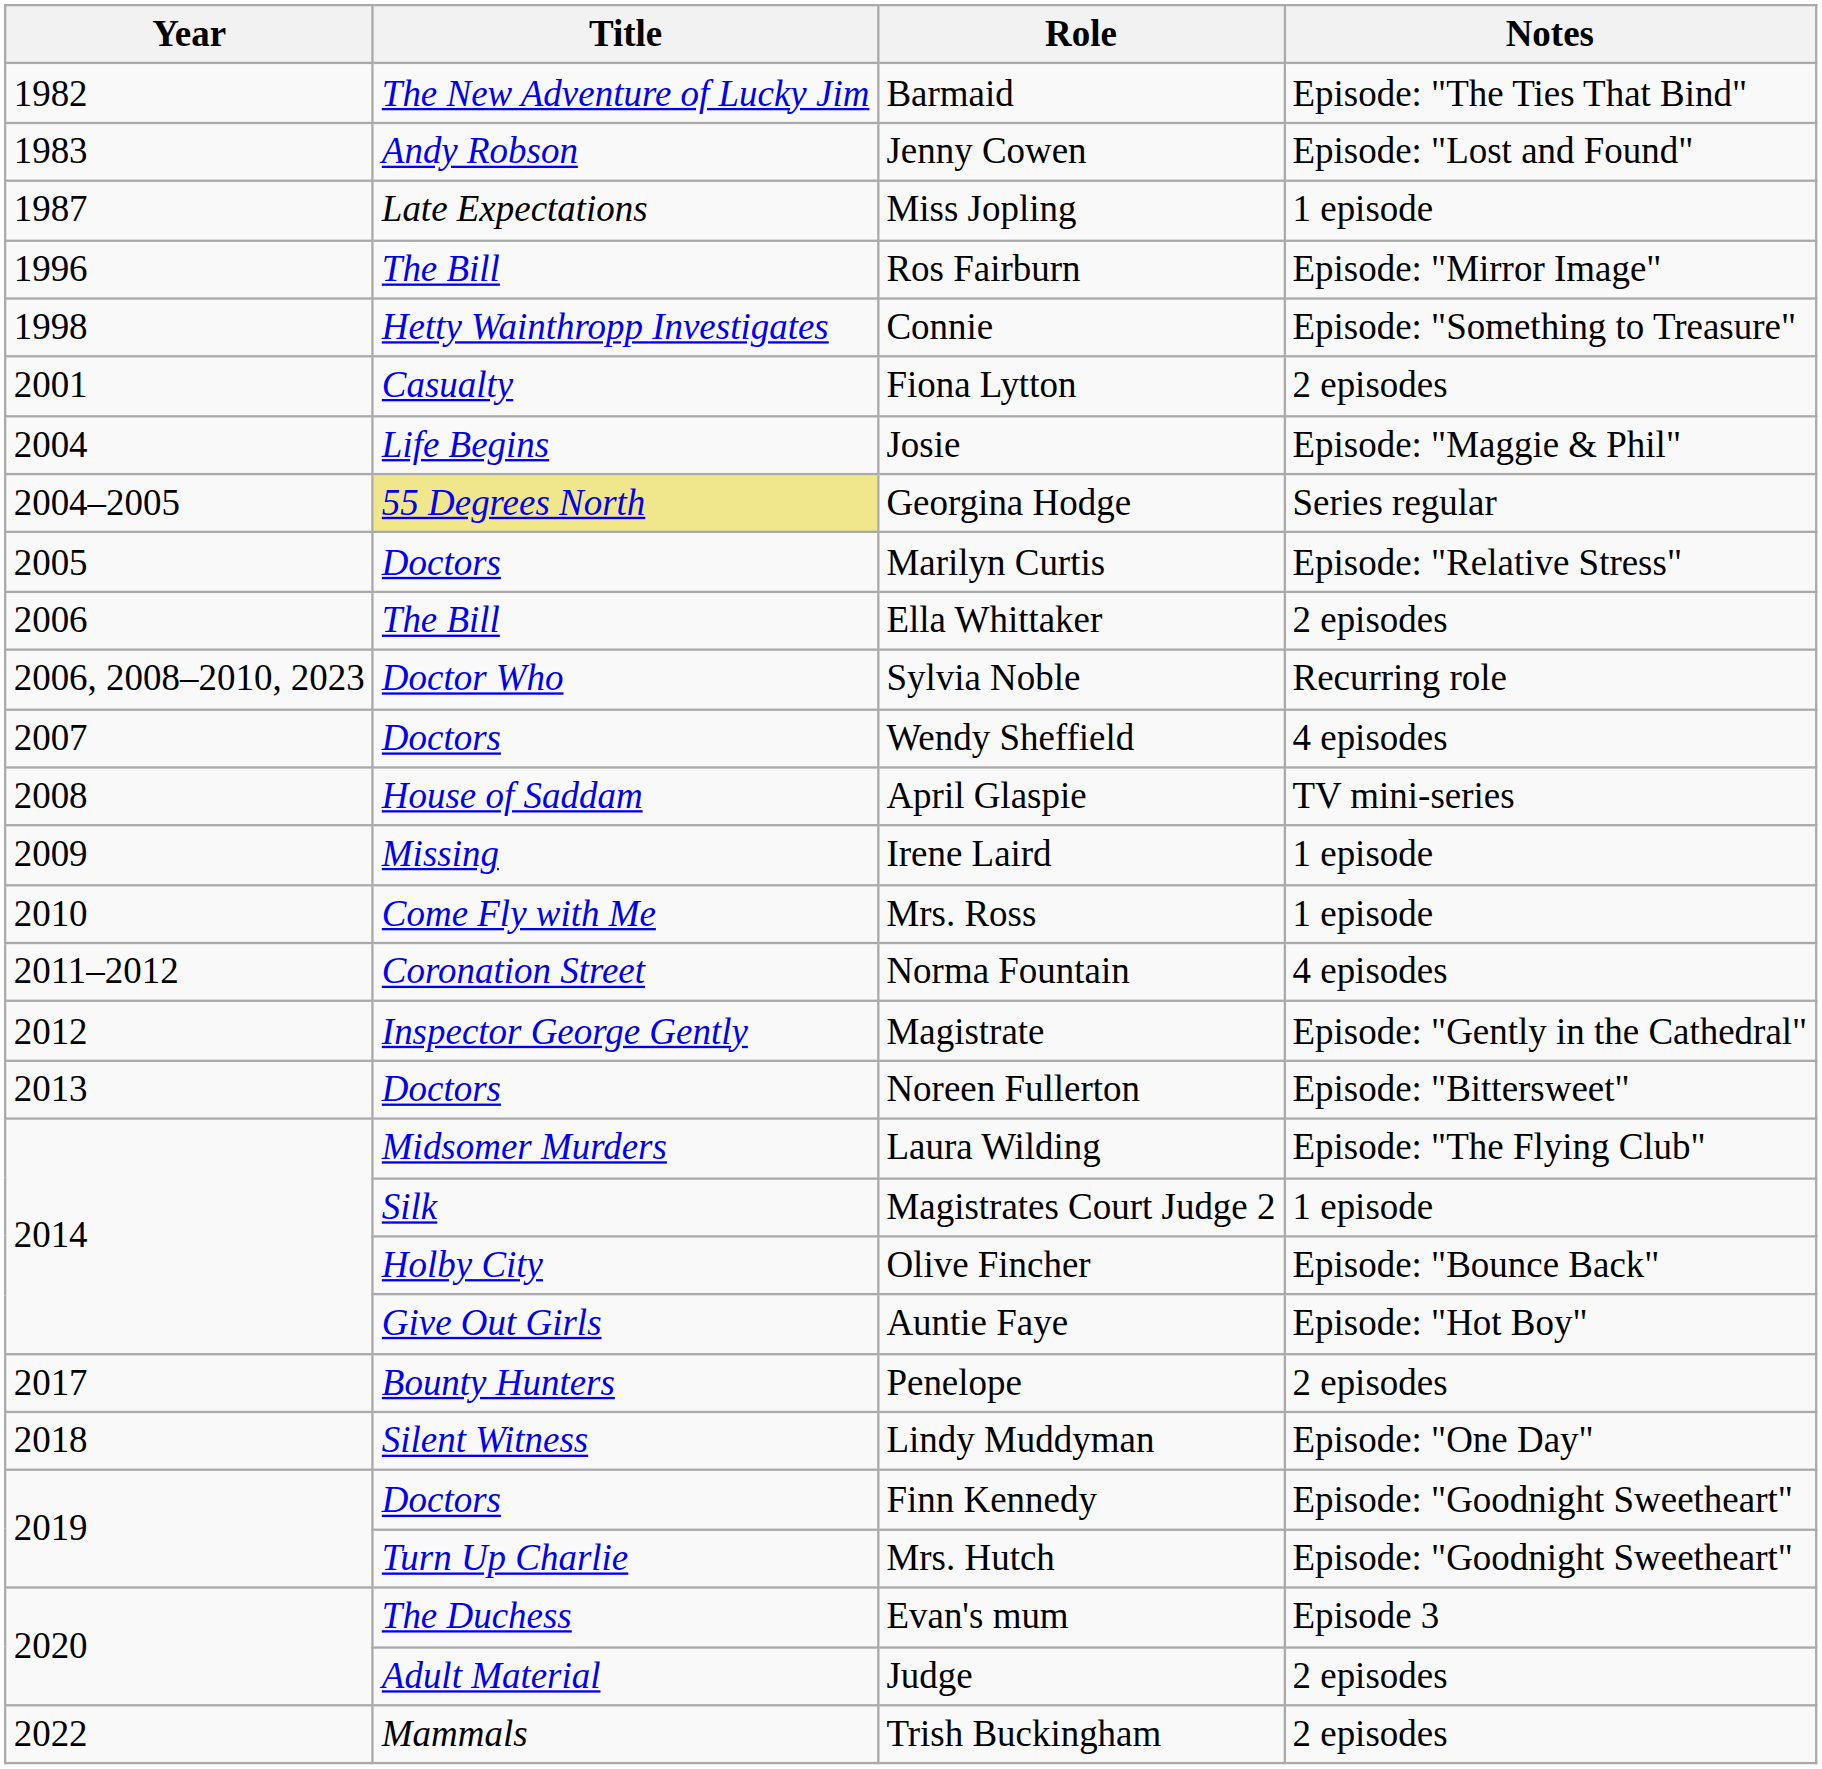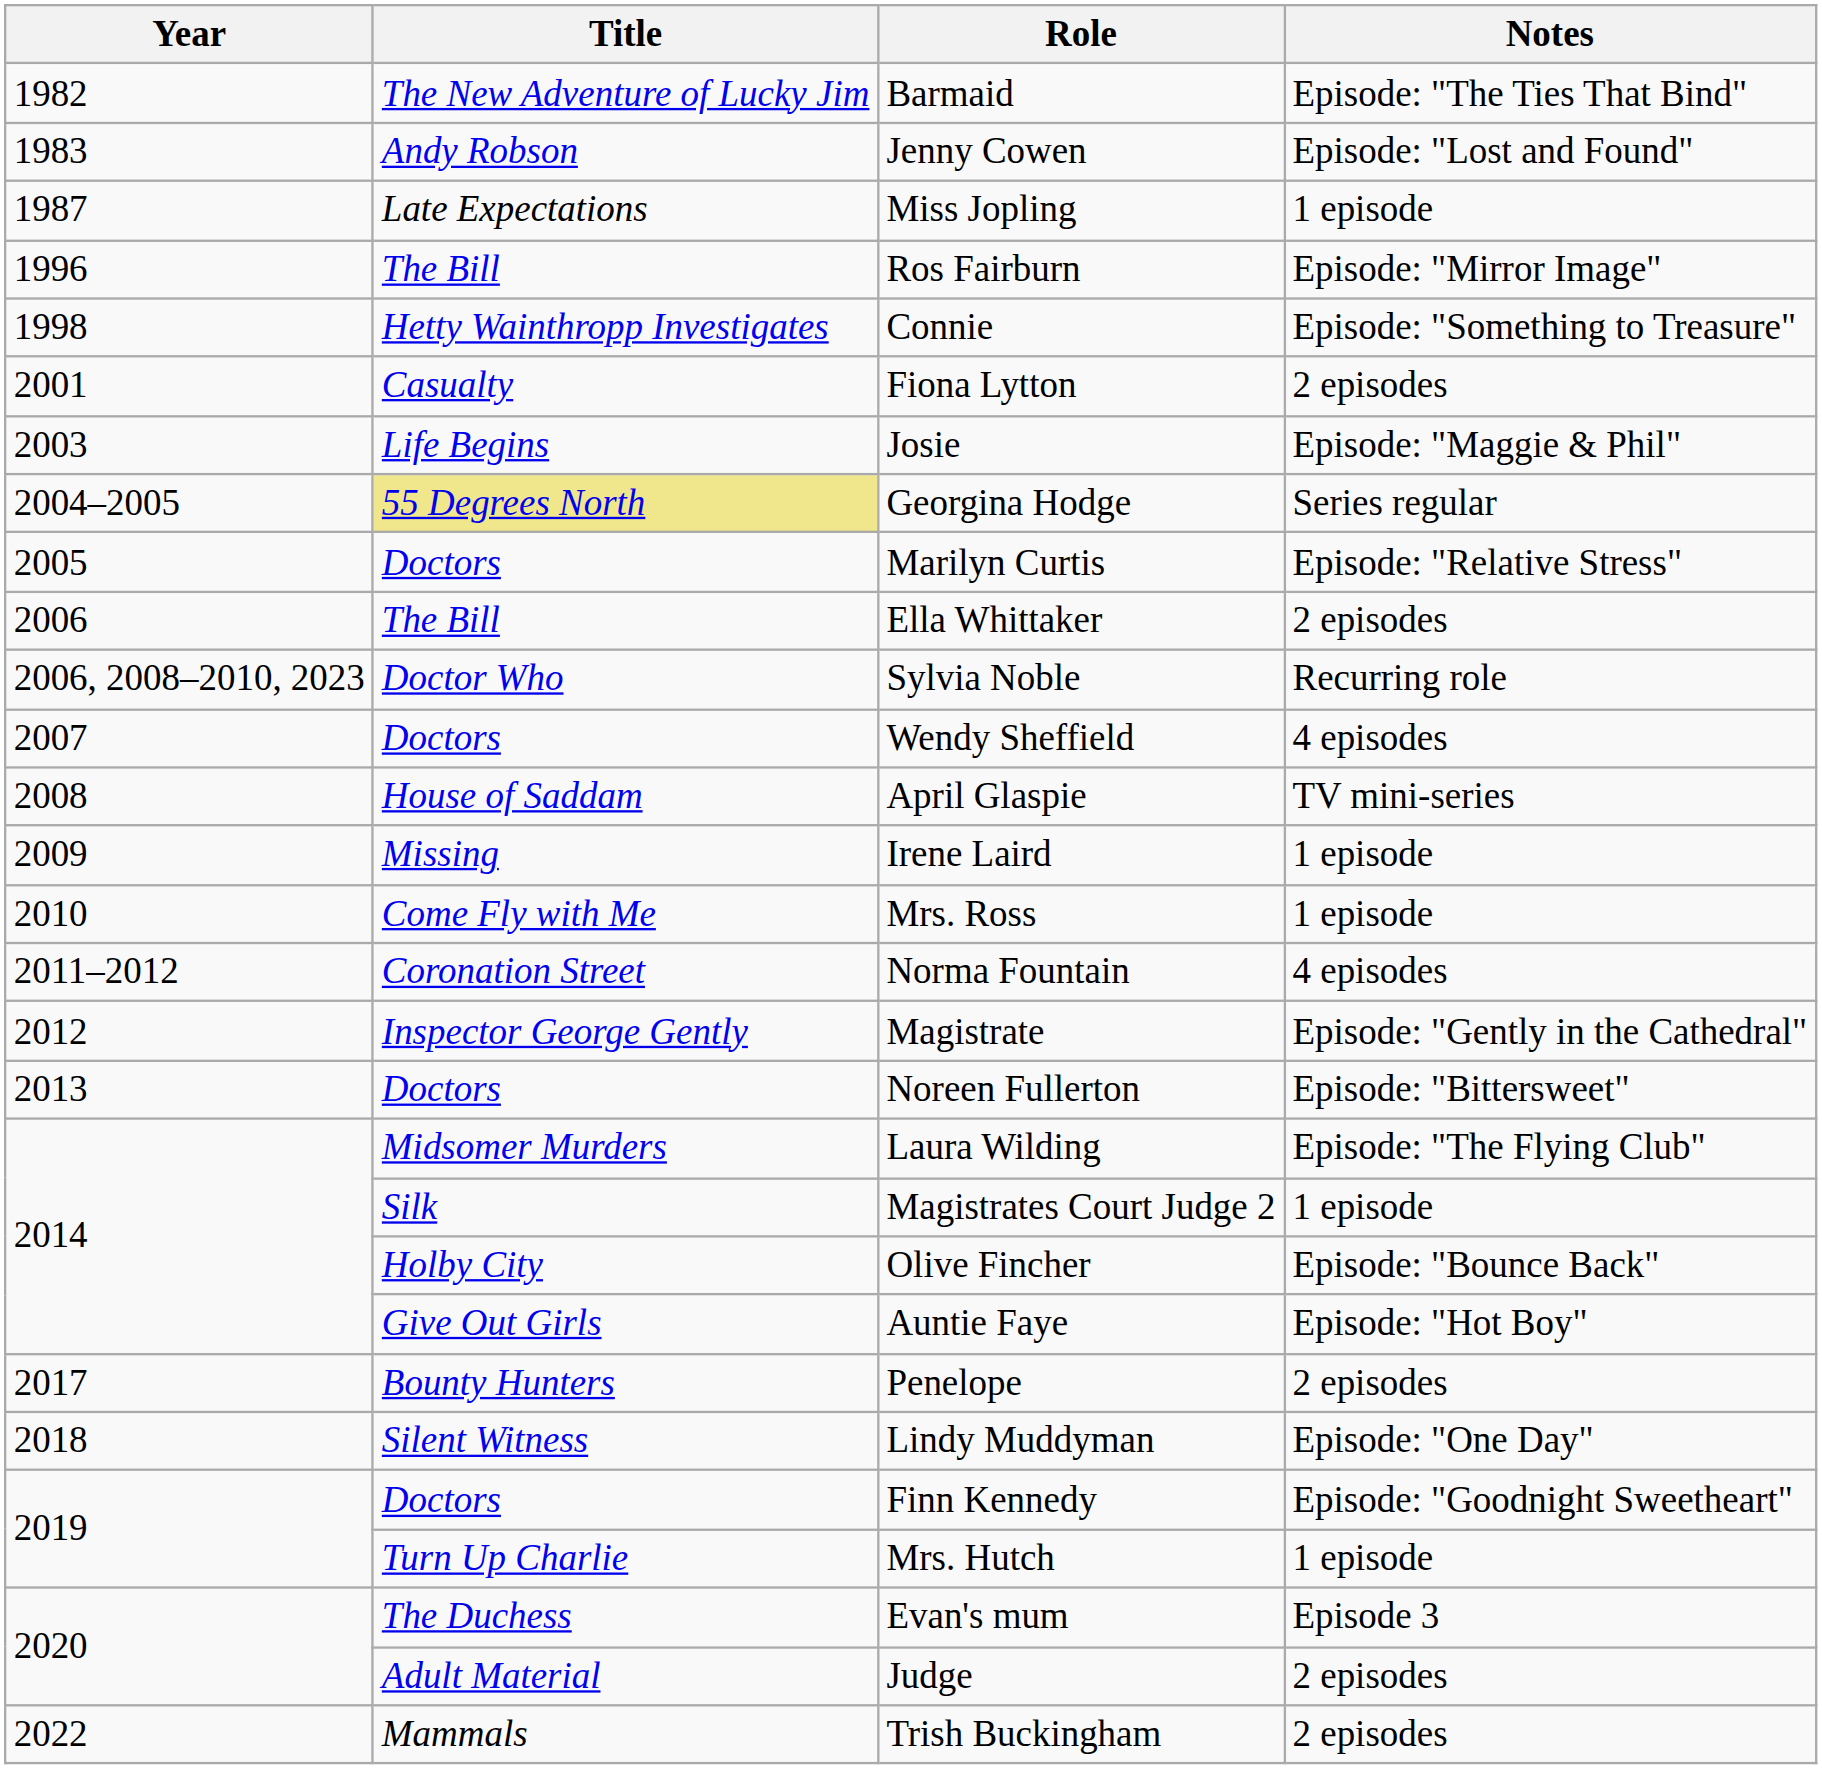(51, 444) 2004 -> (51, 444) 2003
(1543, 1557) Episode: "Goodnight Sweetheart" -> (1363, 1557) 1 episode
